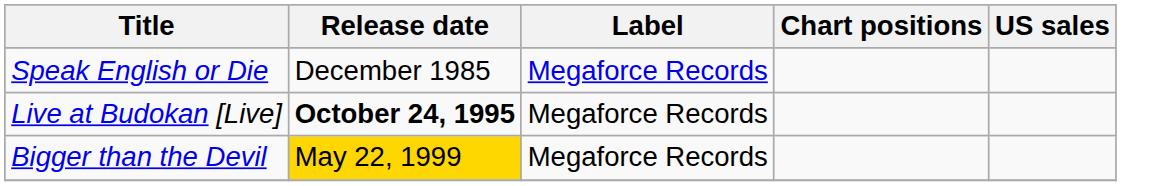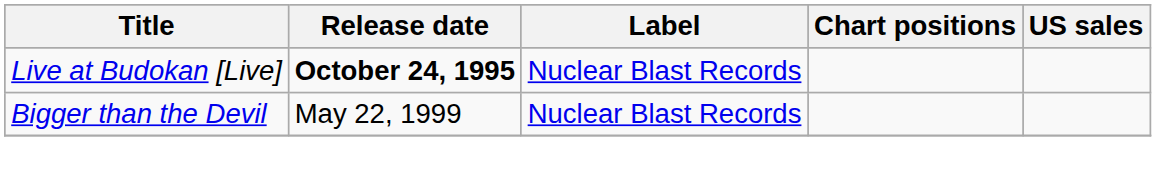- row: (140, 69)
(648, 113) Megaforce Records -> (665, 69) Nuclear Blast Records
(378, 157) gold background -> (378, 113) no background
(648, 157) Megaforce Records -> (665, 113) Nuclear Blast Records
